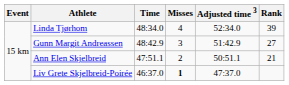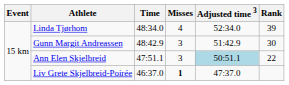(271, 44) 27 -> (271, 44) 30
(180, 58) 2 -> (180, 58) 3
(227, 58) no background -> (227, 58) lightblue background
(271, 58) 21 -> (271, 58) 22
